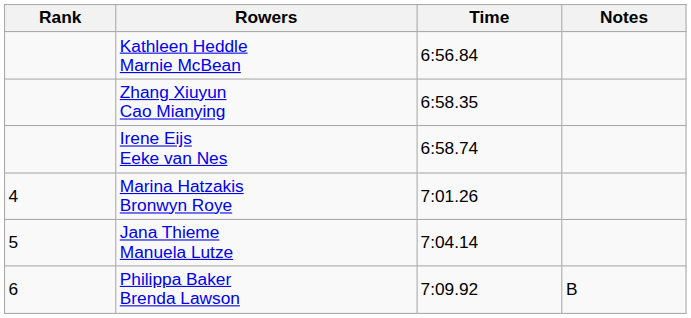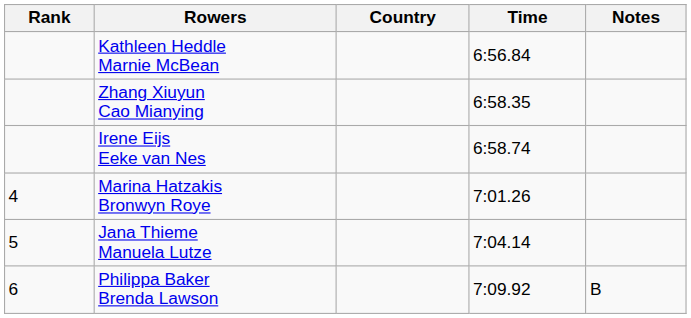+ column: (403, 18)
